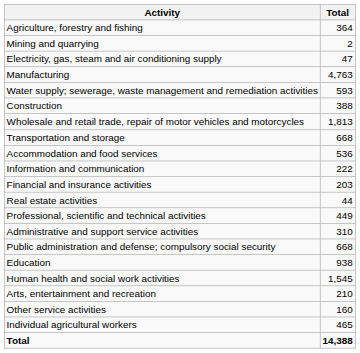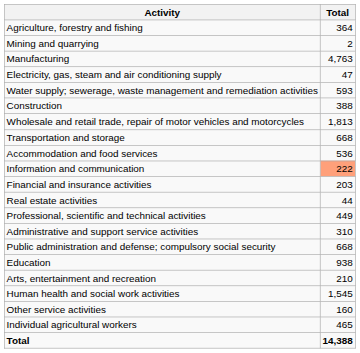rows swapped: (38, 75) <-> (114, 59)
(344, 169) no background -> (344, 169) lightsalmon background
rows swapped: (93, 278) <-> (81, 294)
